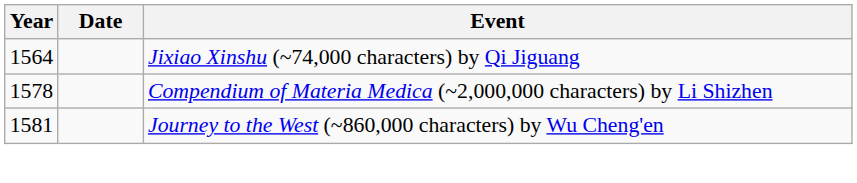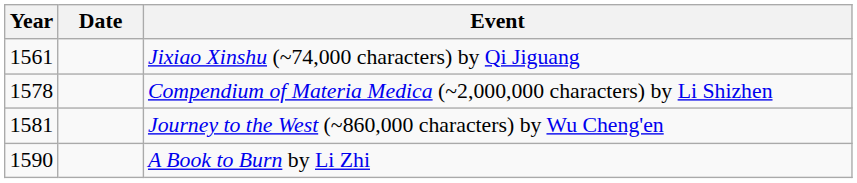(31, 56) 1564 -> (31, 56) 1561
+ row: (259, 159)
